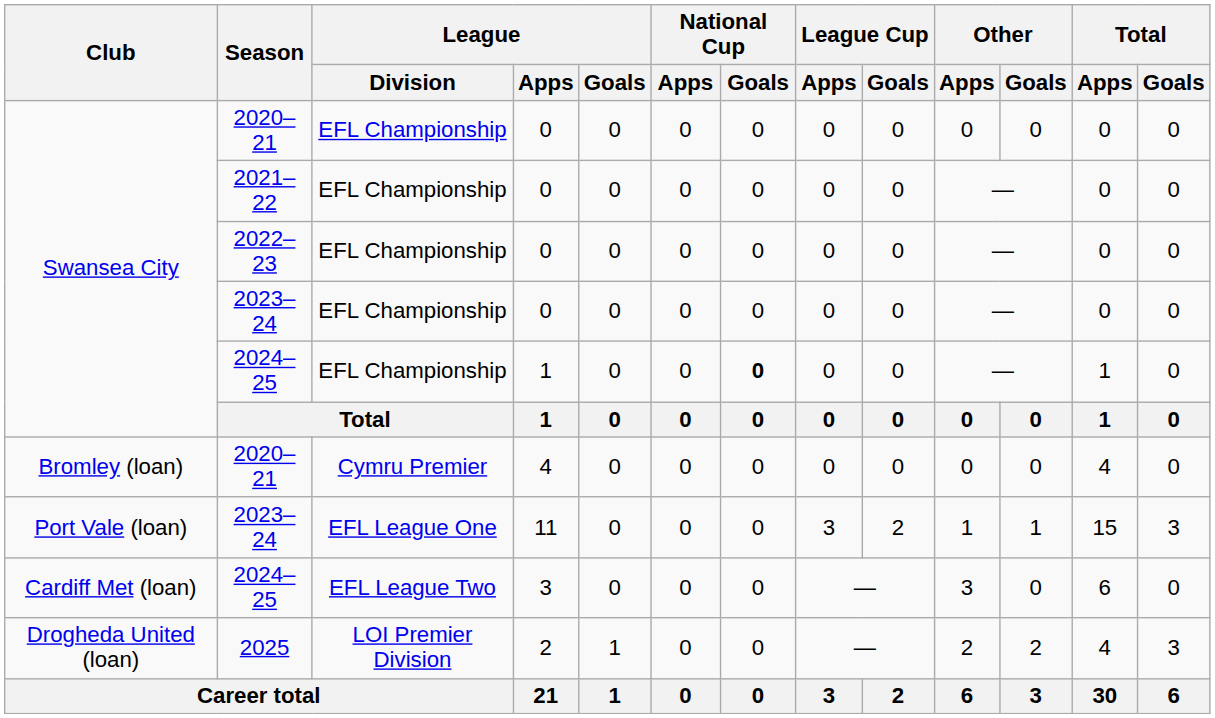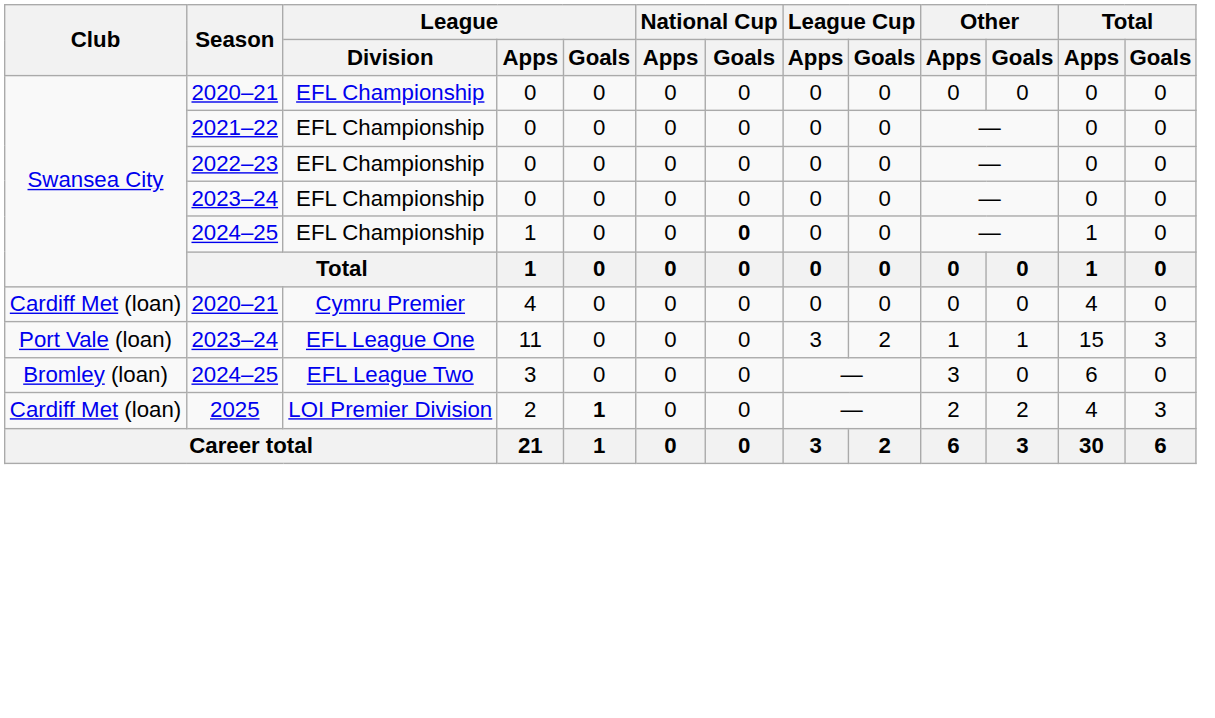(111, 466) Bromley (loan) -> (96, 304) Cardiff Met (loan)
(111, 587) Cardiff Met (loan) -> (96, 374) Bromley (loan)
(111, 647) Drogheda United (loan) -> (96, 410) Cardiff Met (loan)
(615, 647) normal -> (599, 410) bold
